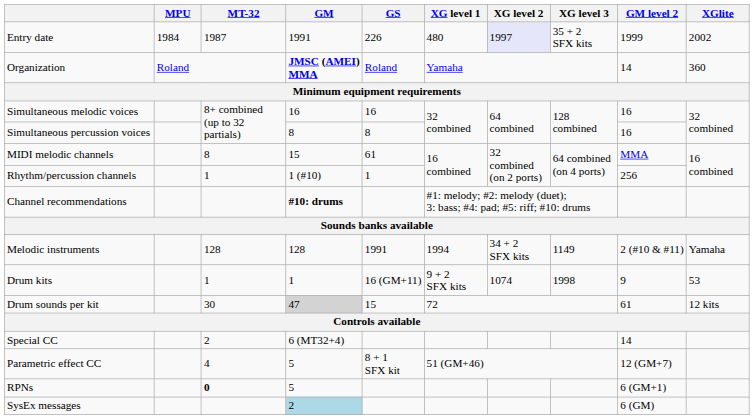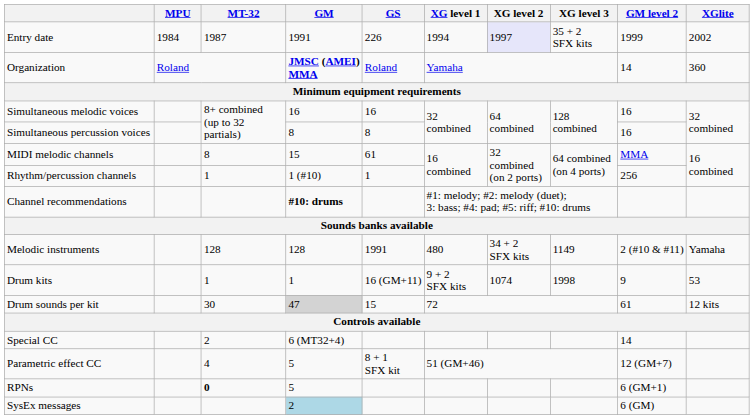(435, 37) 480 -> (438, 37) 1994
(438, 249) 1994 -> (435, 249) 480
